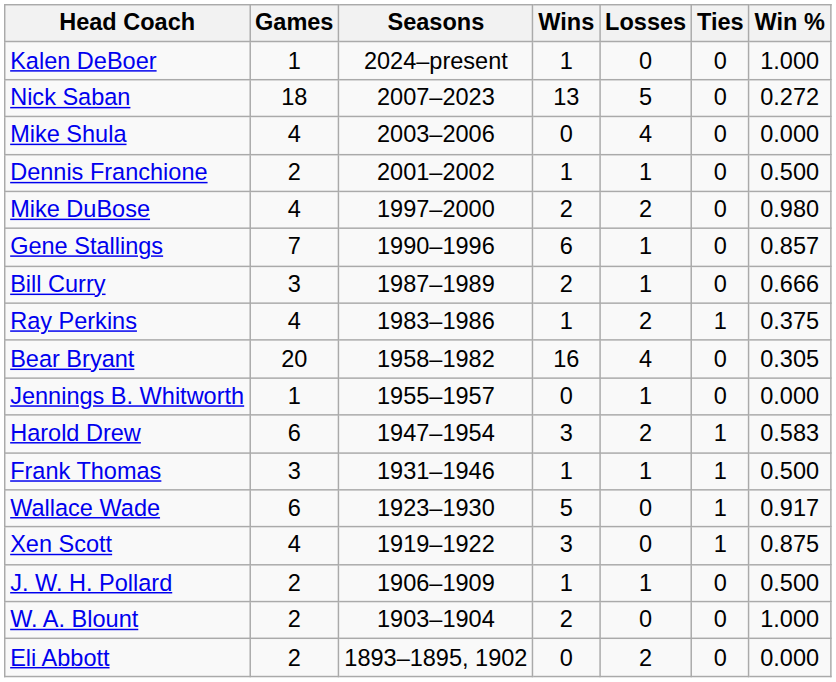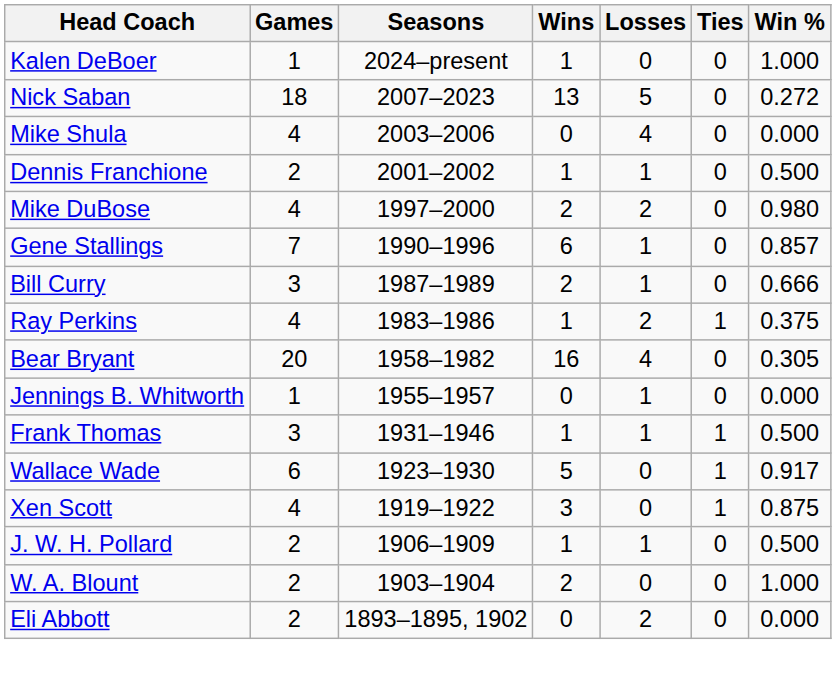- row: (76, 433)
